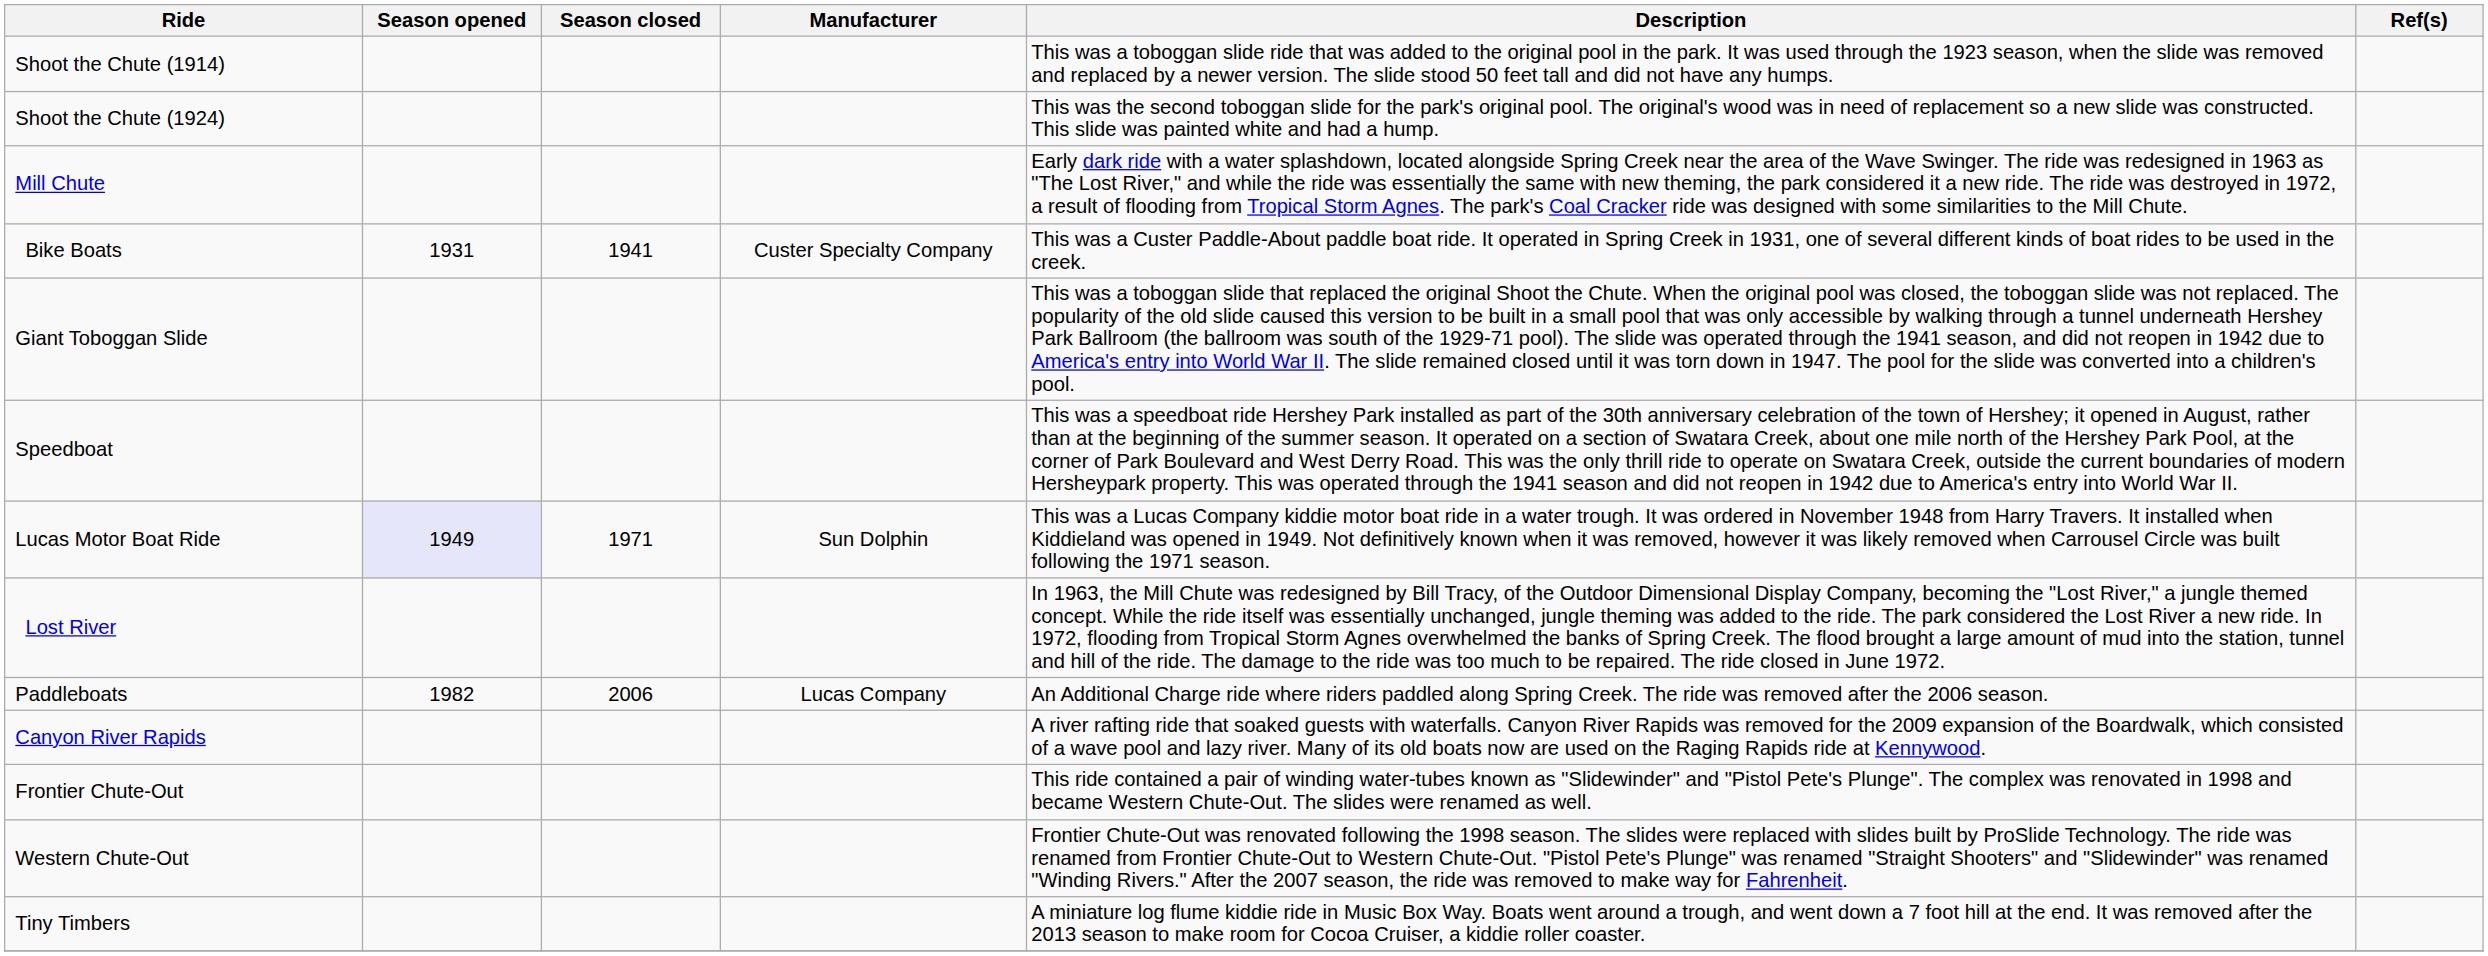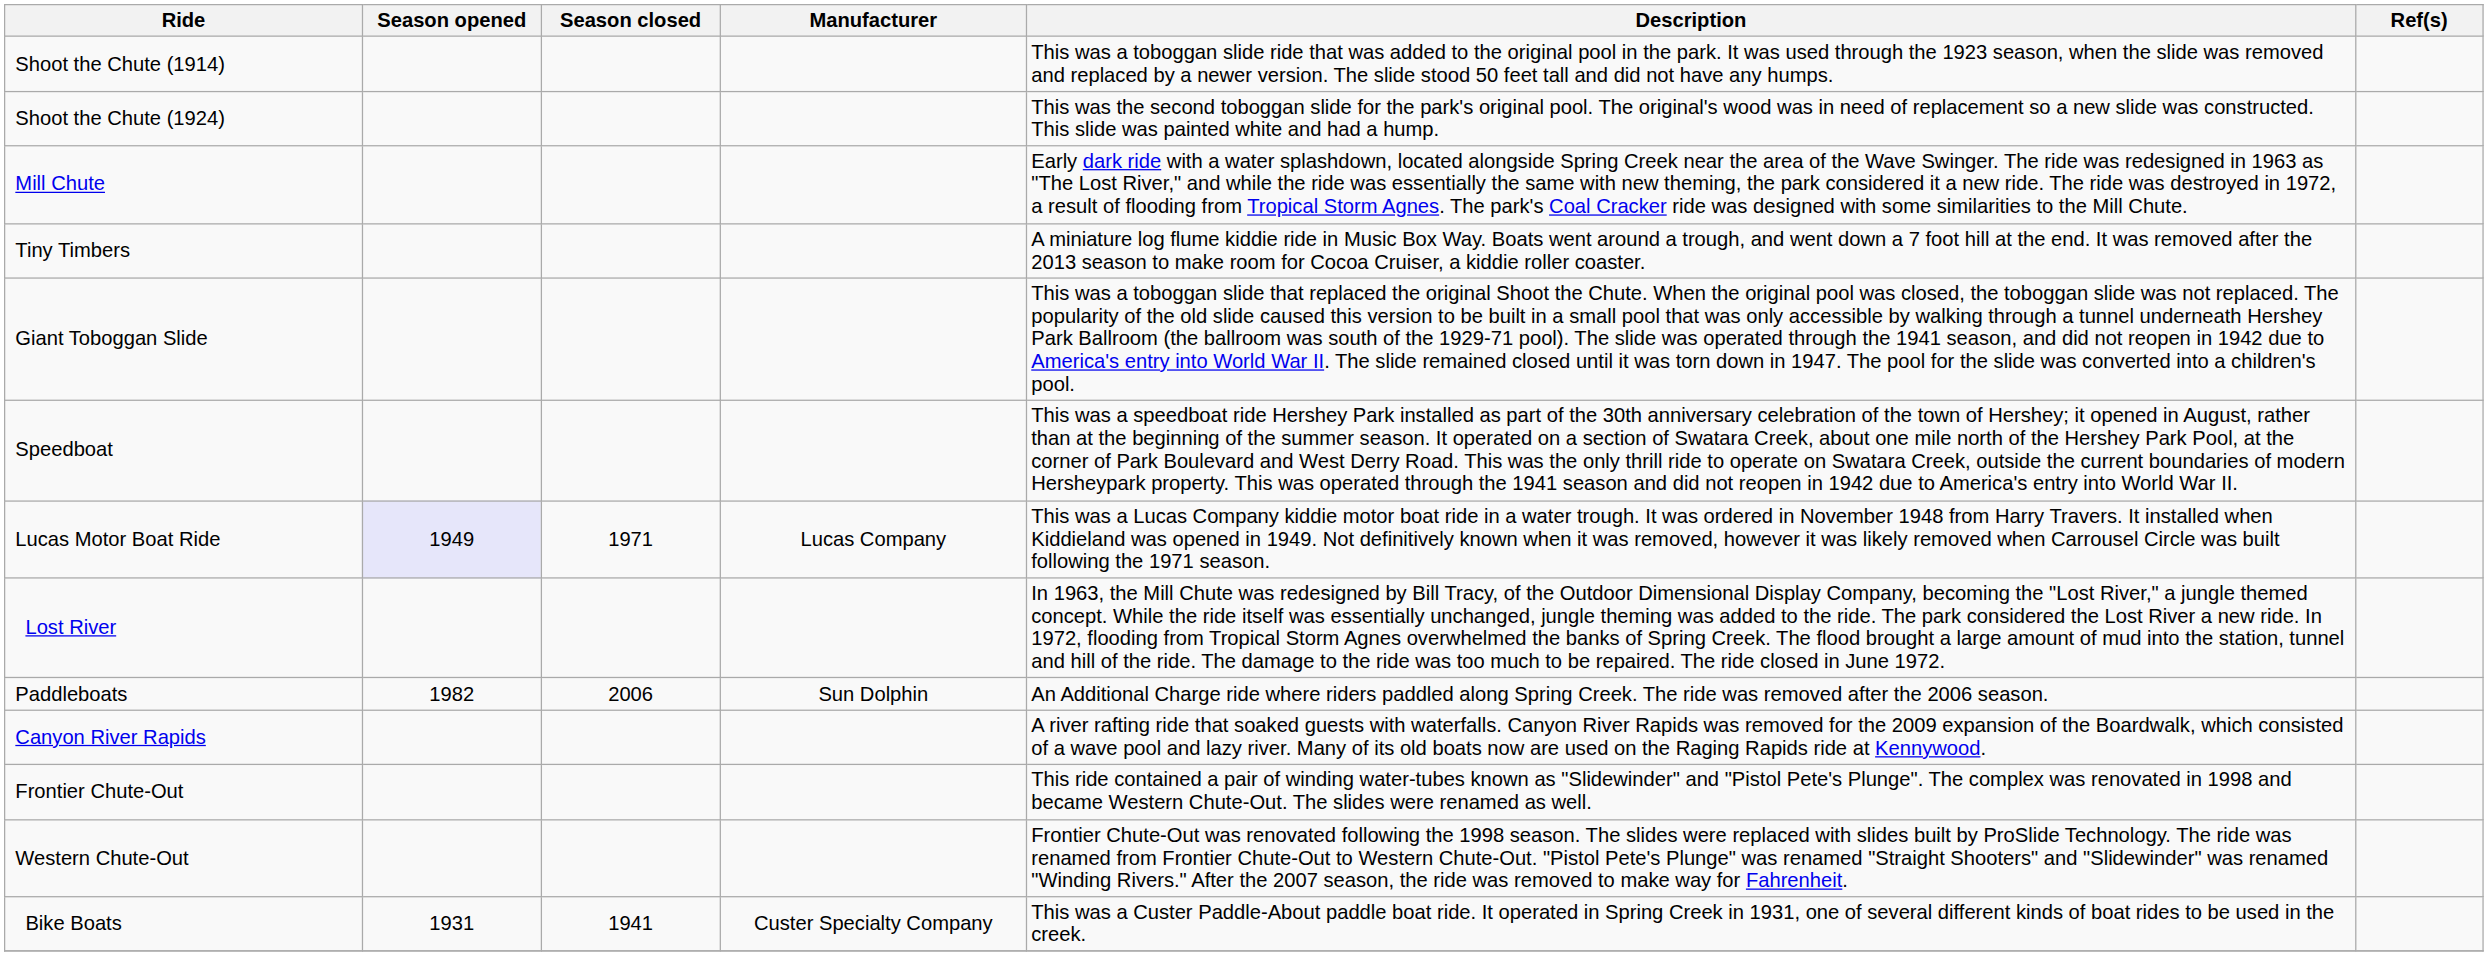rows swapped: (74, 250) <-> (73, 923)
(873, 539) Sun Dolphin -> (873, 539) Lucas Company
(873, 693) Lucas Company -> (873, 693) Sun Dolphin
